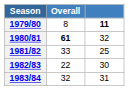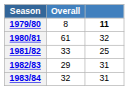(66, 38) bold -> (66, 38) normal
(66, 65) 22 -> (66, 65) 29
(104, 65) 30 -> (104, 65) 31
